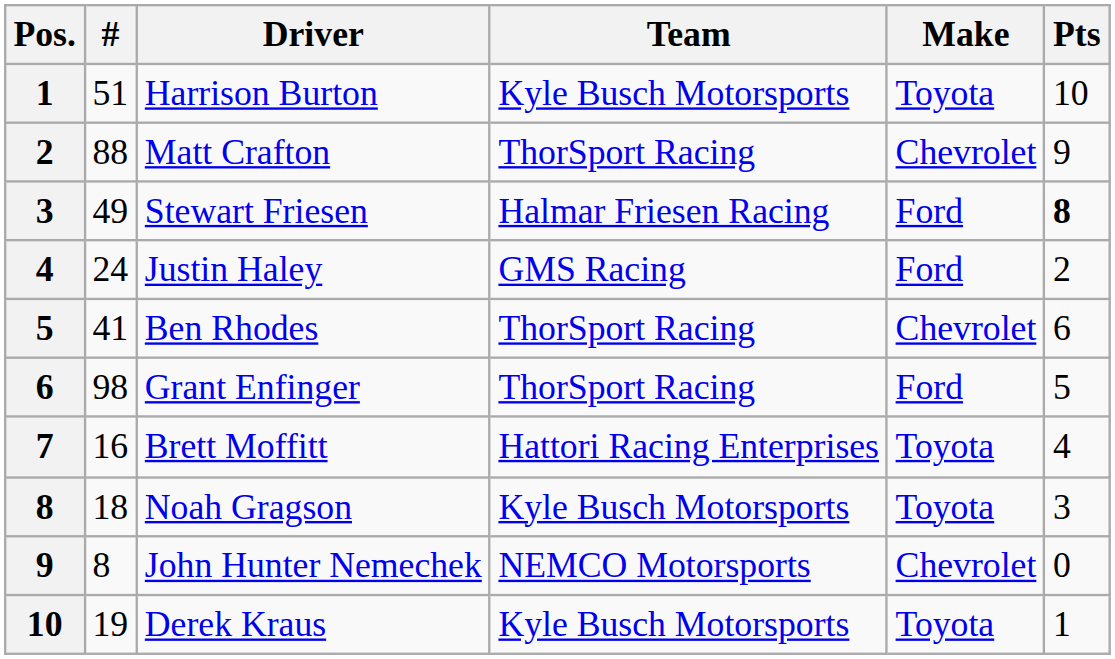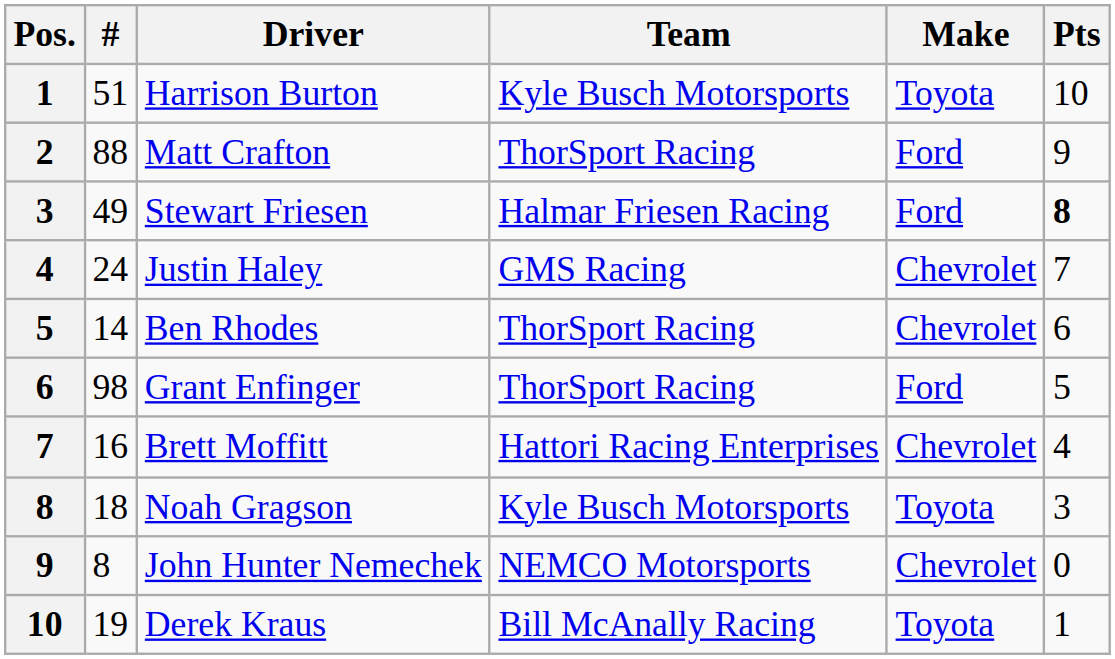(966, 151) Chevrolet -> (929, 151) Ford
(929, 269) Ford -> (966, 269) Chevrolet
(1062, 269) 2 -> (1062, 269) 7
(110, 328) 41 -> (110, 328) 14
(945, 446) Toyota -> (966, 446) Chevrolet
(674, 623) Kyle Busch Motorsports -> (657, 623) Bill McAnally Racing
